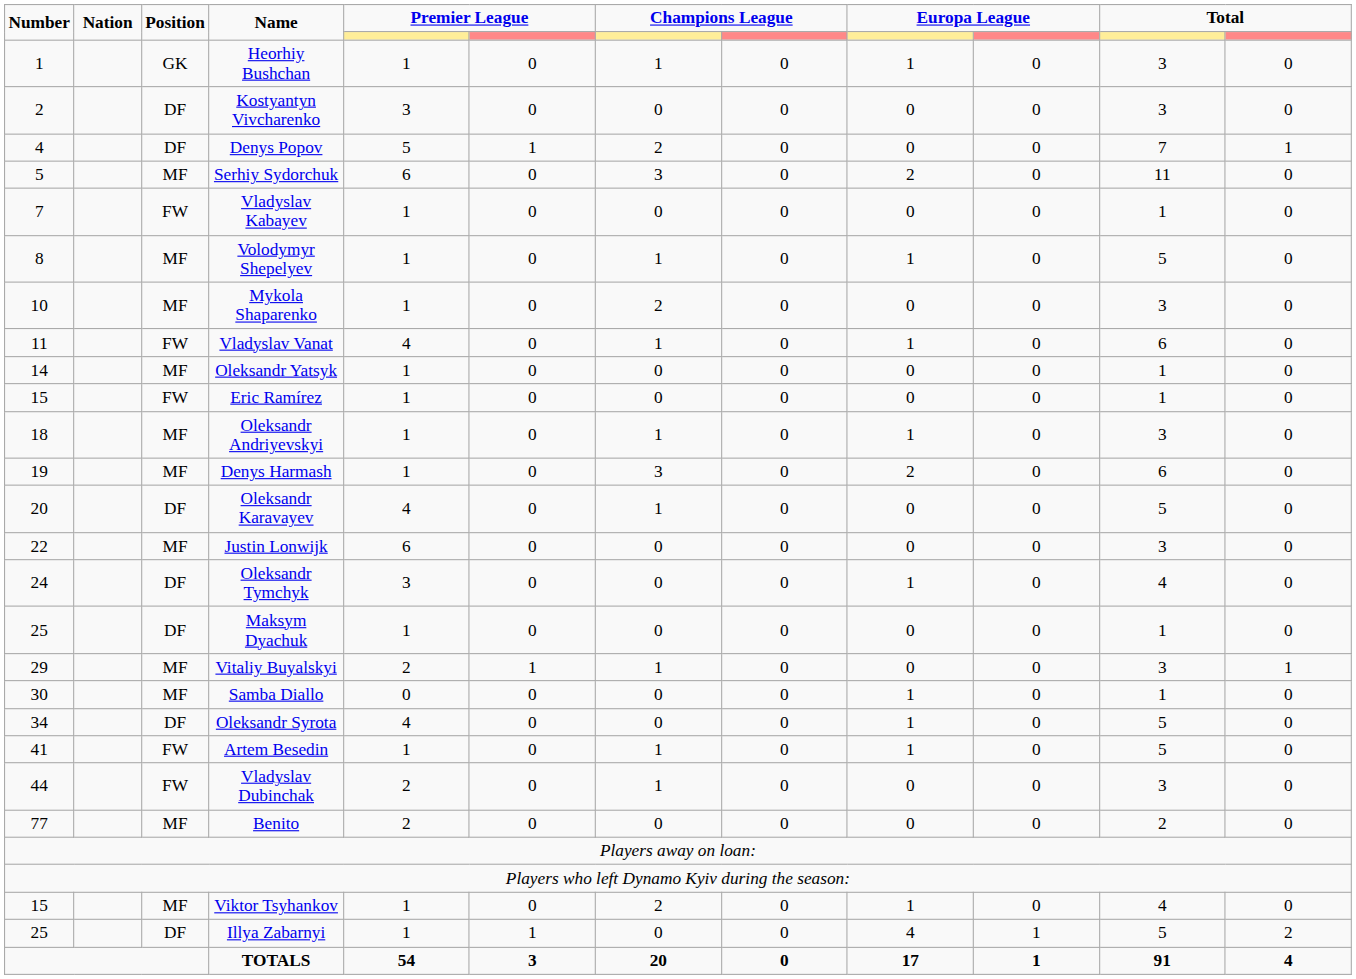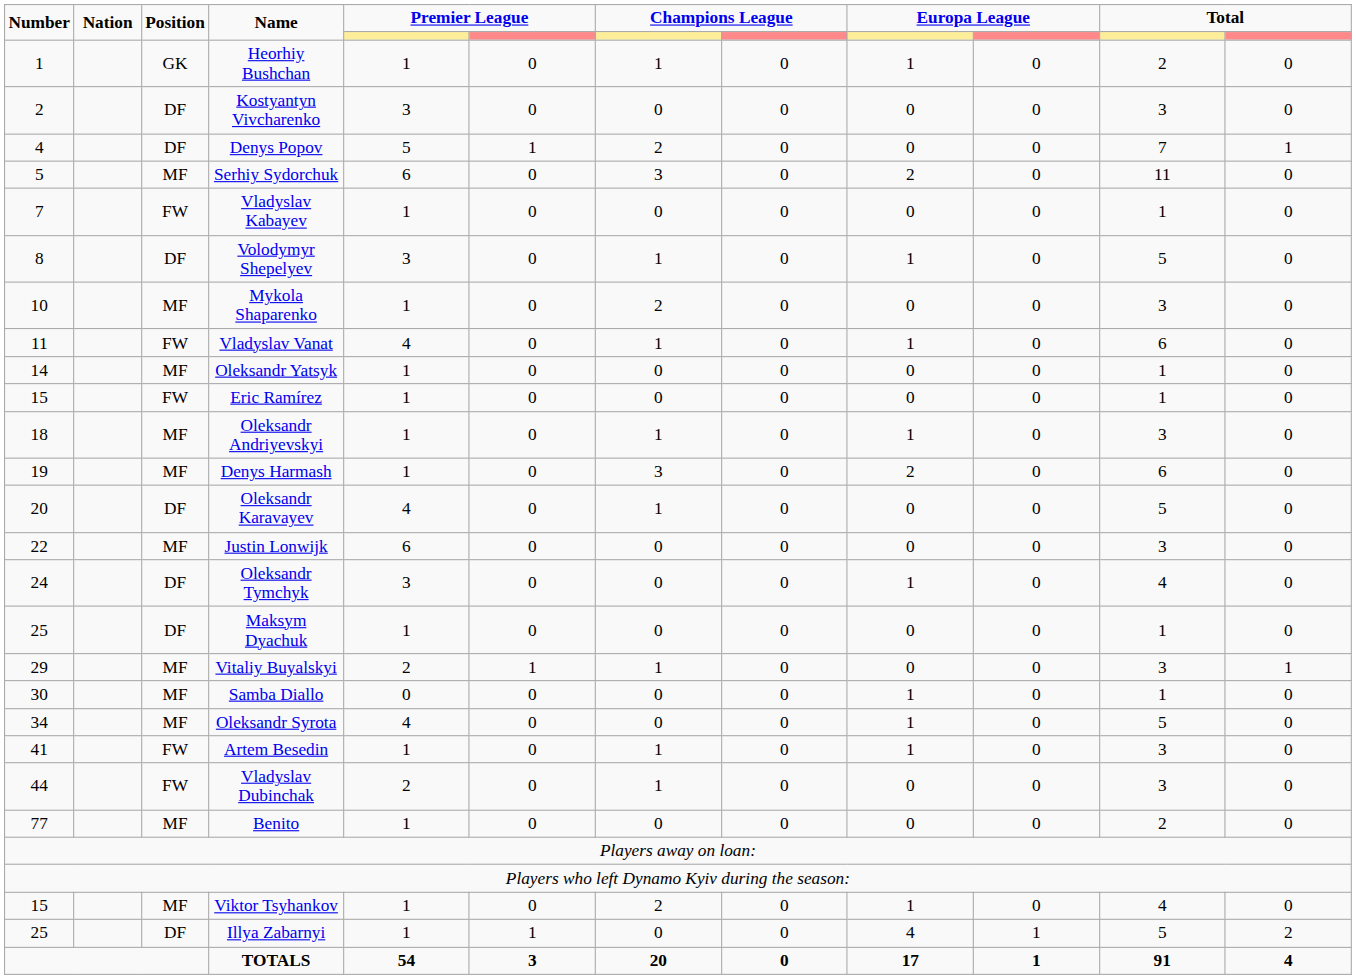(1162, 63) 3 -> (1162, 63) 2
(175, 258) MF -> (175, 258) DF
(406, 258) 1 -> (406, 258) 3
(175, 721) DF -> (175, 721) MF
(1162, 749) 5 -> (1162, 749) 3
(406, 823) 2 -> (406, 823) 1
